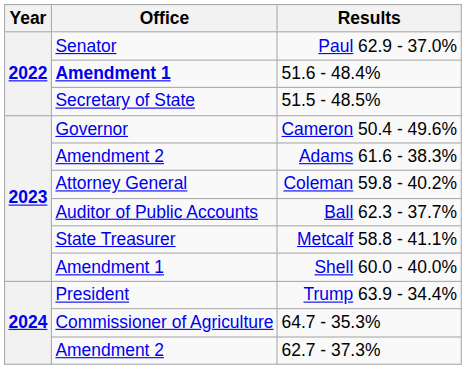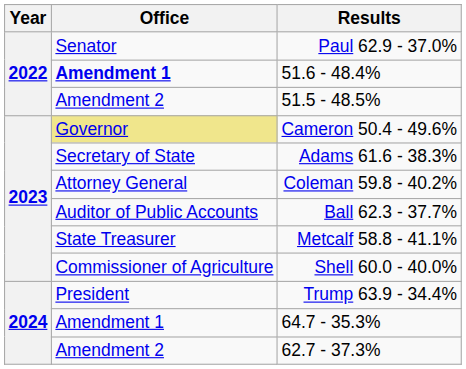(125, 101) Secretary of State -> (110, 101) Amendment 2
(92, 128) no background -> (92, 128) khaki background
(110, 156) Amendment 2 -> (125, 156) Secretary of State
(110, 267) Amendment 1 -> (164, 267) Commissioner of Agriculture
(164, 322) Commissioner of Agriculture -> (110, 322) Amendment 1
